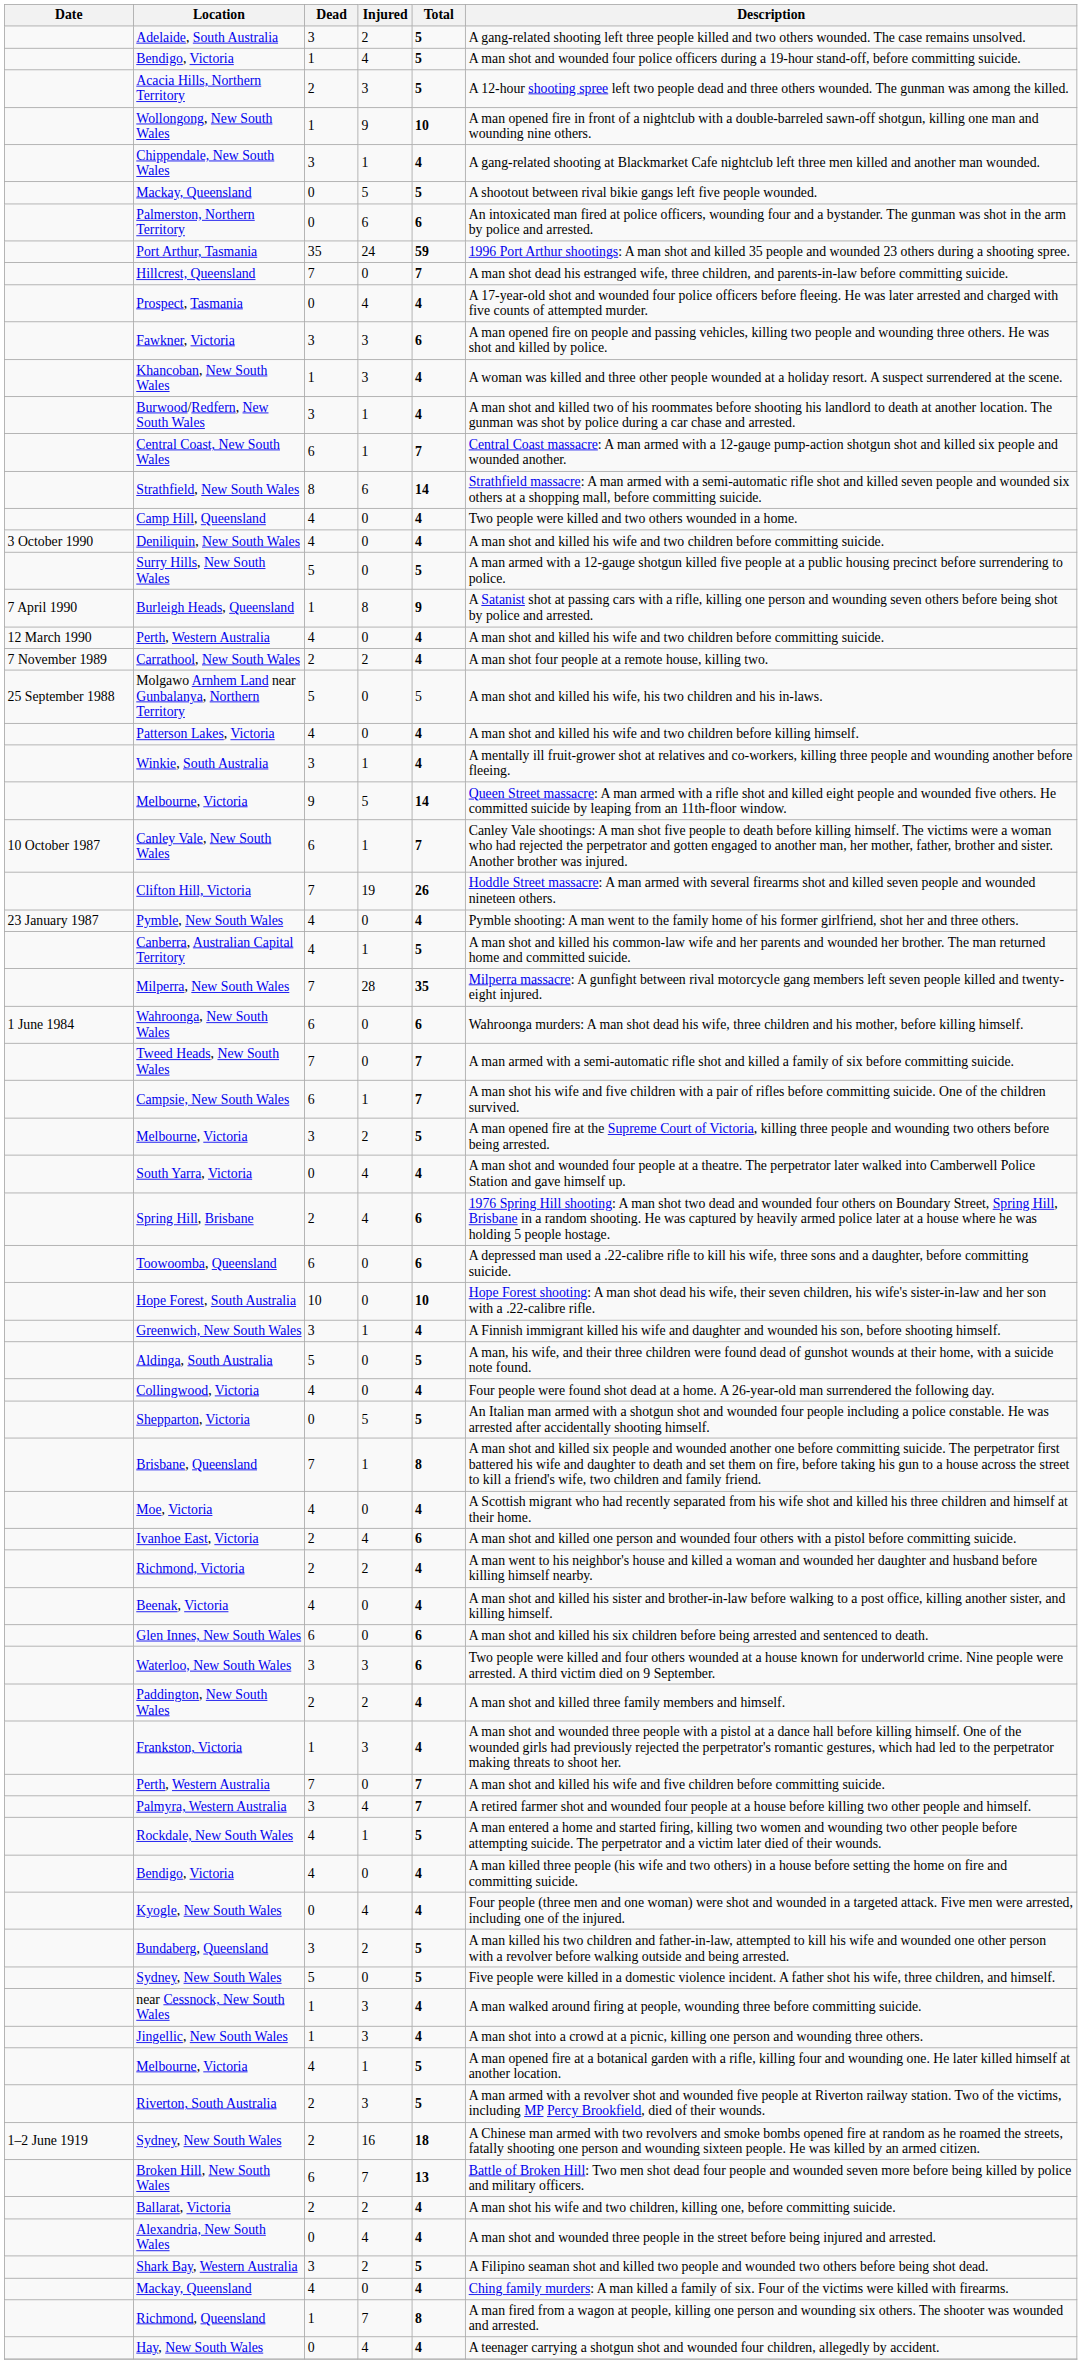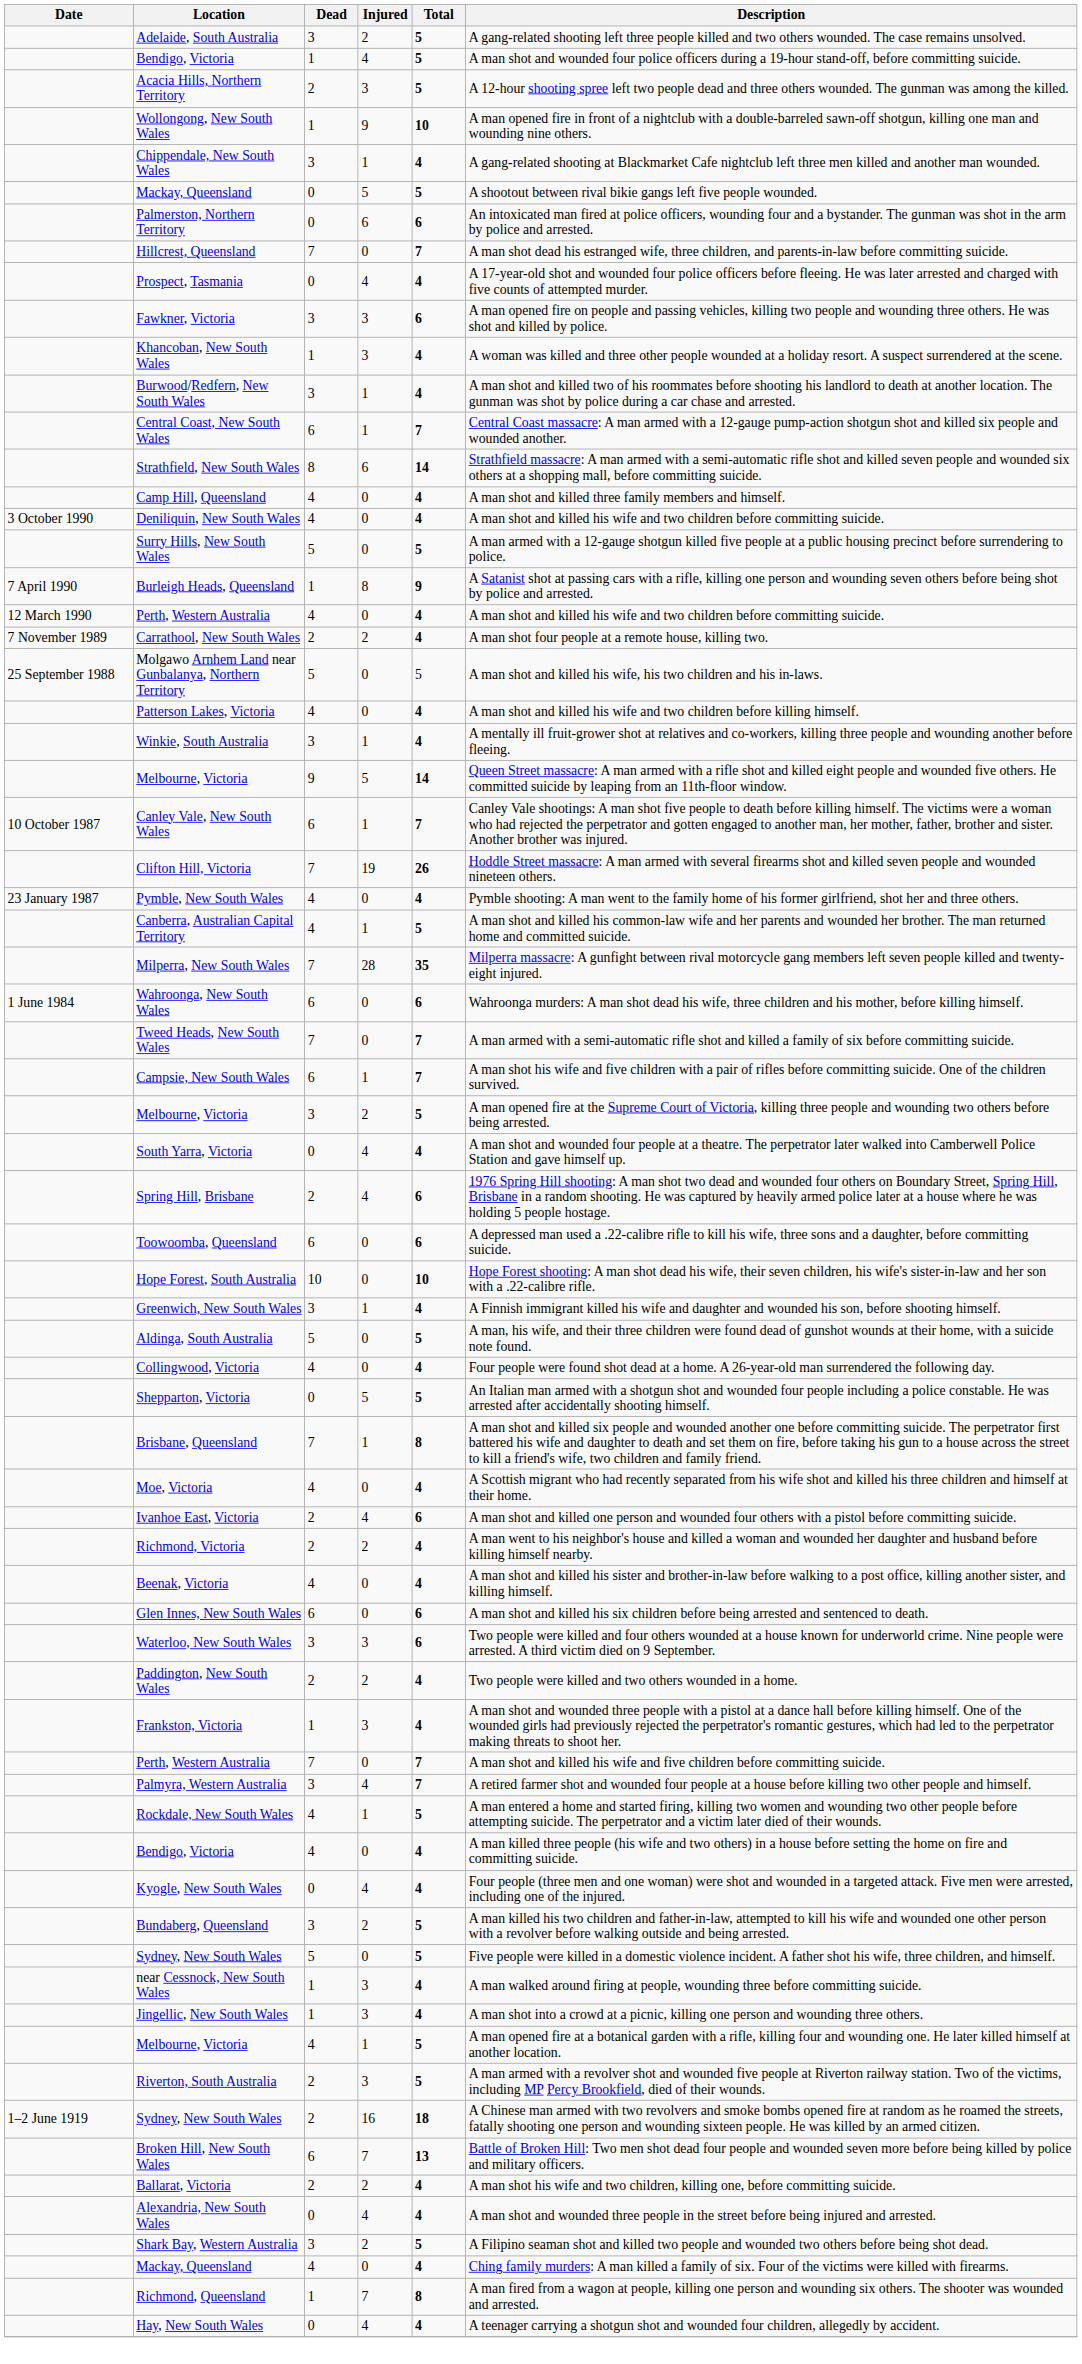- row: (197, 251)
(633, 519) Two people were killed and two others wounded in a home. -> (627, 497) A man shot and killed three family members and himself.
(627, 1702) A man shot and killed three family members and himself. -> (633, 1680) Two people were killed and two others wounded in a home.
